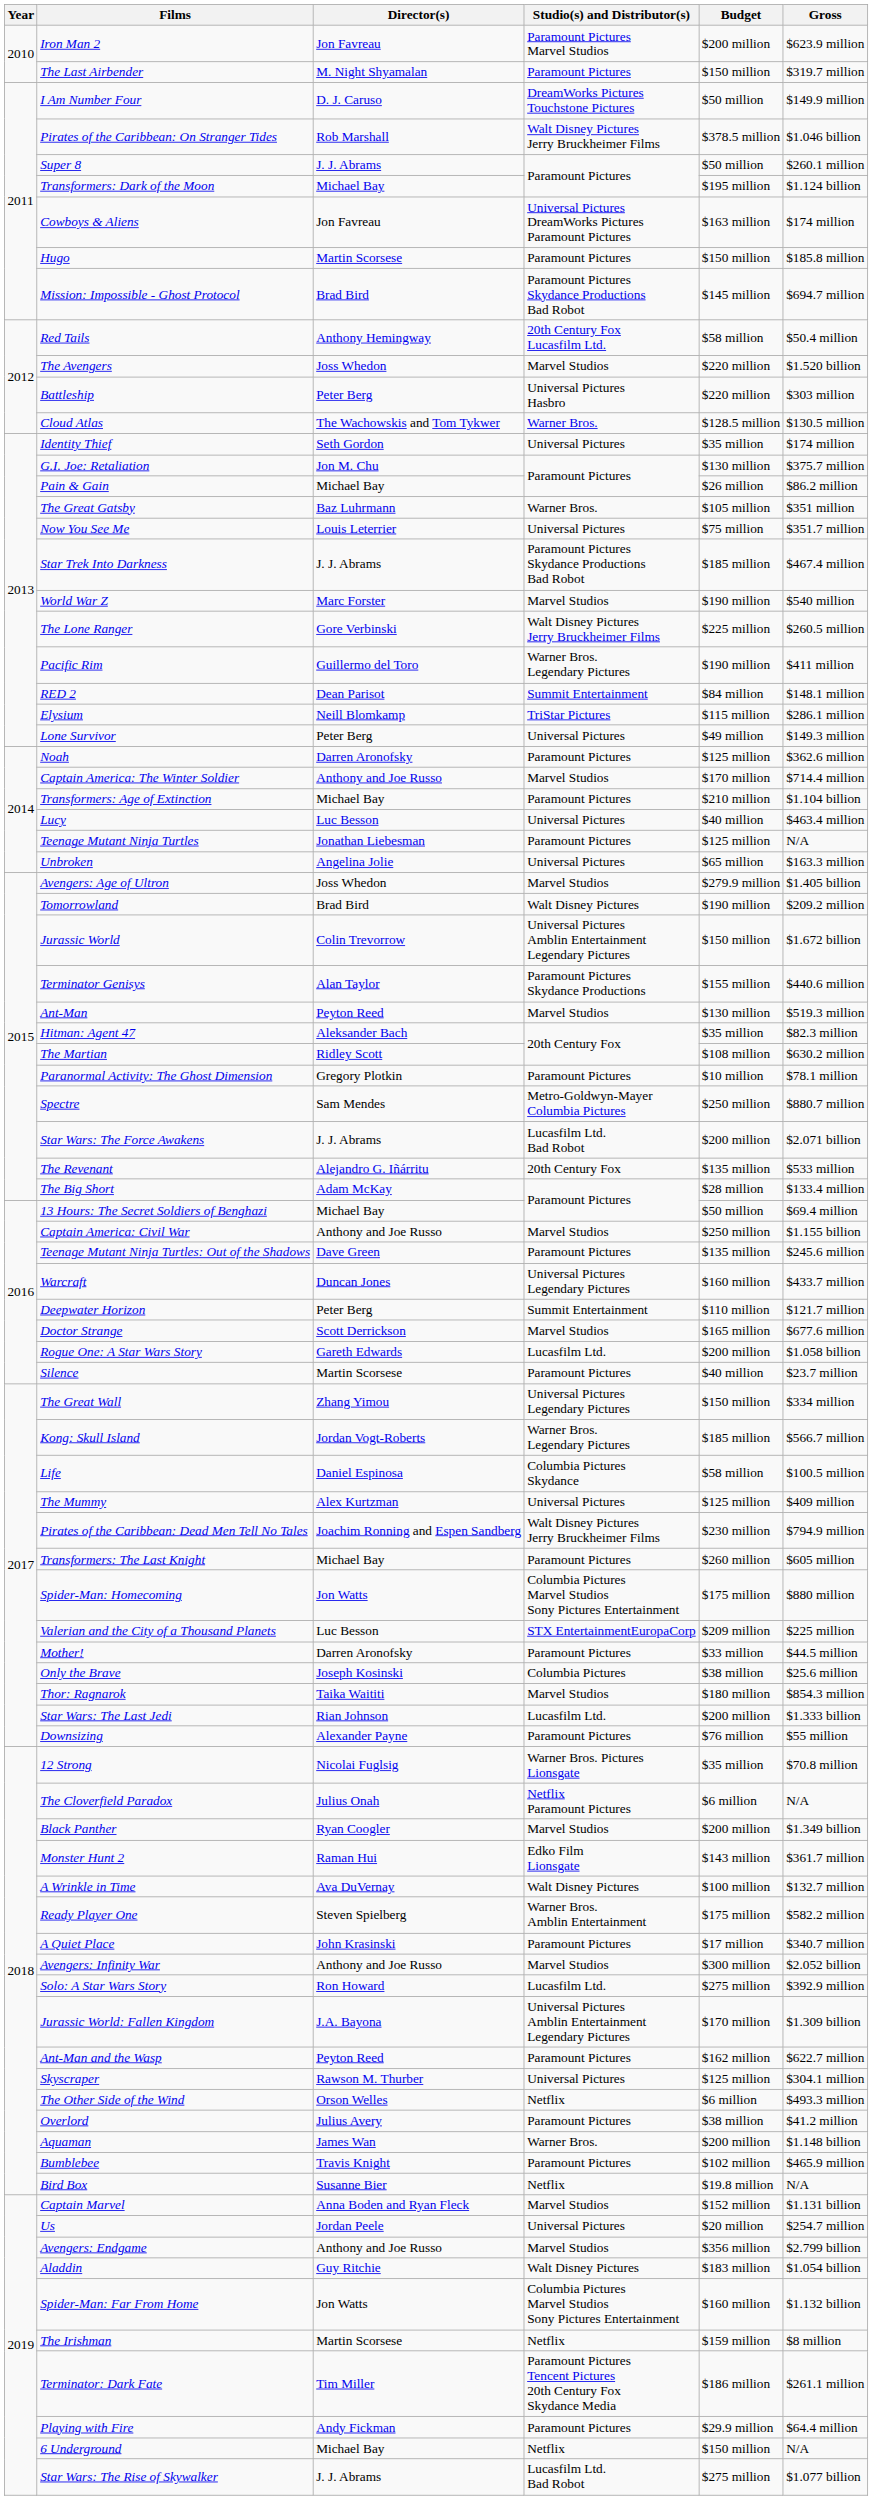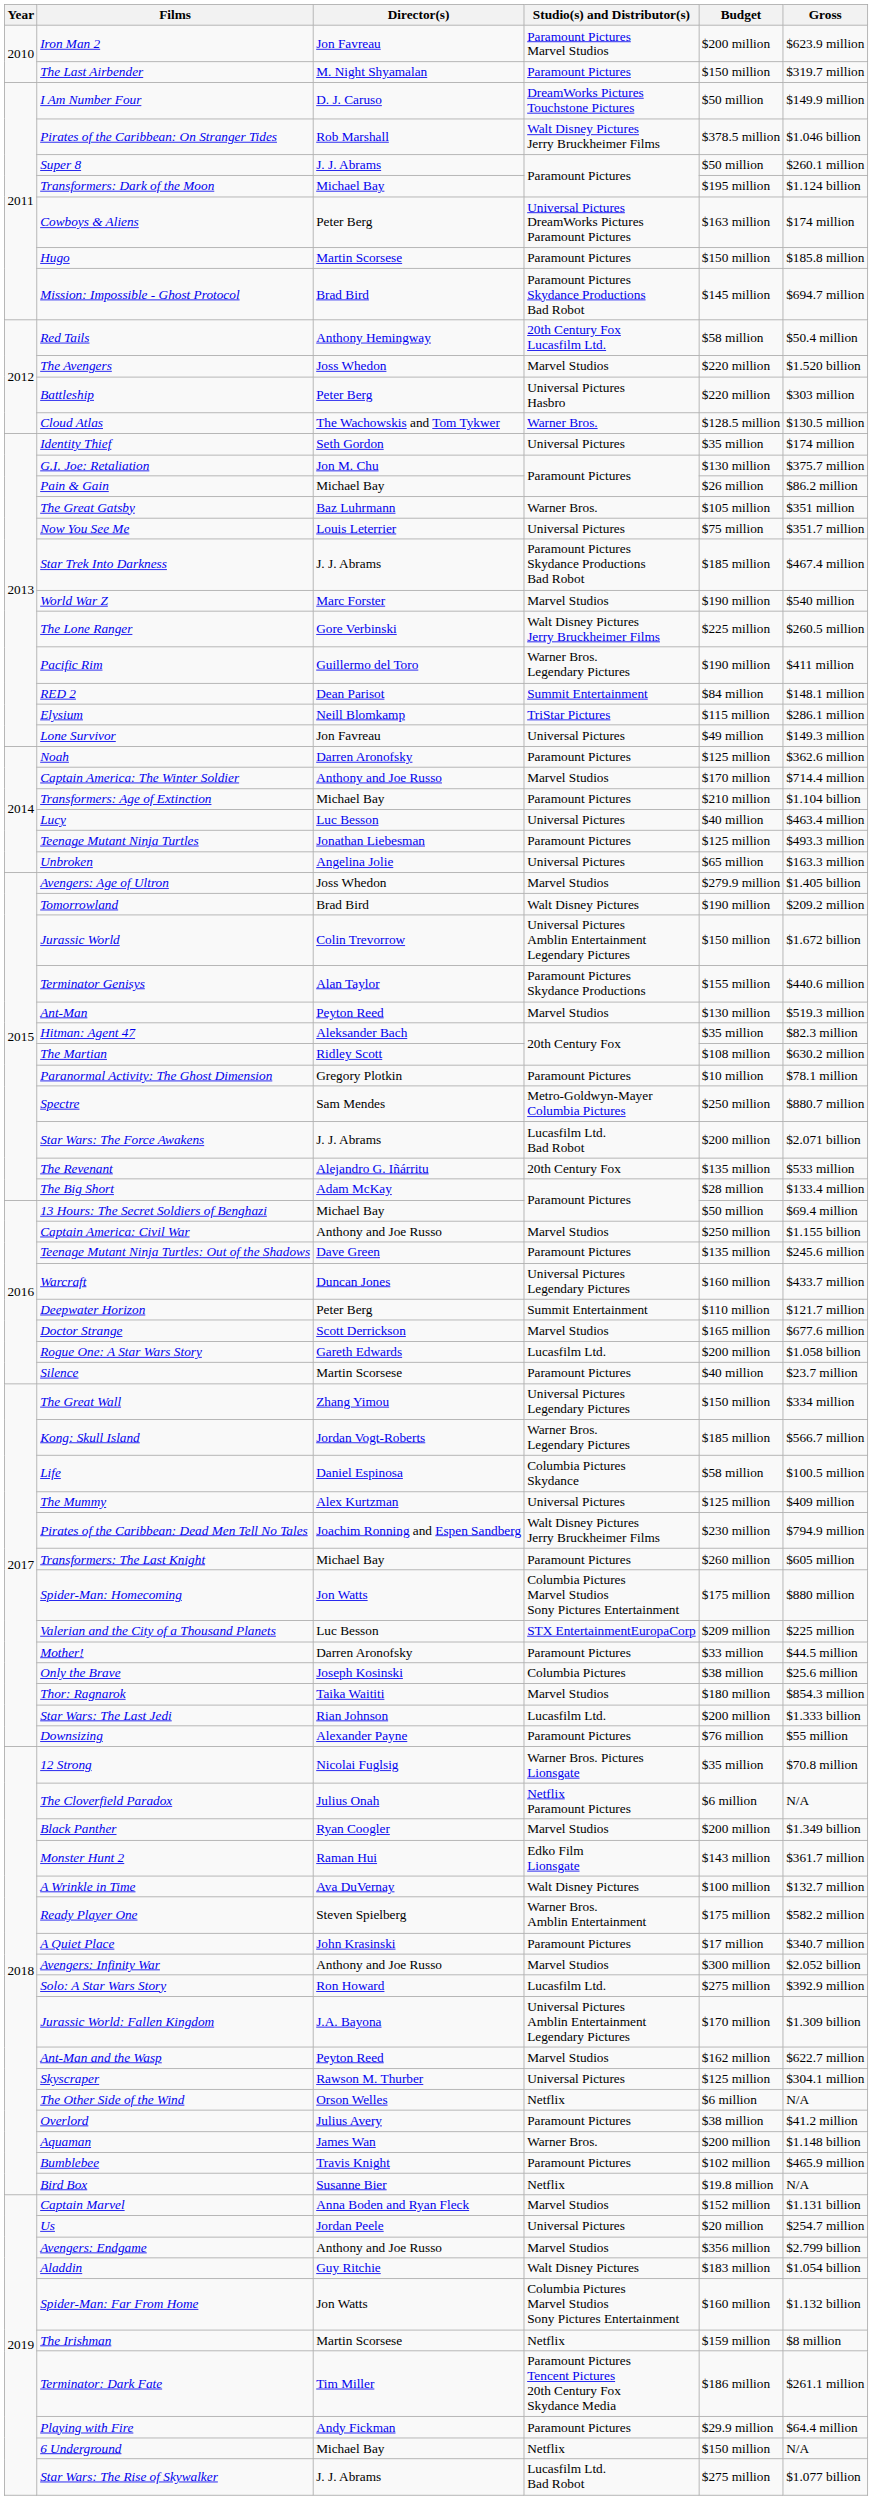(348, 222) Jon Favreau -> (344, 222) Peter Berg
(344, 735) Peter Berg -> (348, 735) Jon Favreau
(798, 841) N/A -> (825, 841) $493.3 million
(579, 2057) Paramount Pictures -> (568, 2057) Marvel Studios
(825, 2099) $493.3 million -> (798, 2099) N/A
